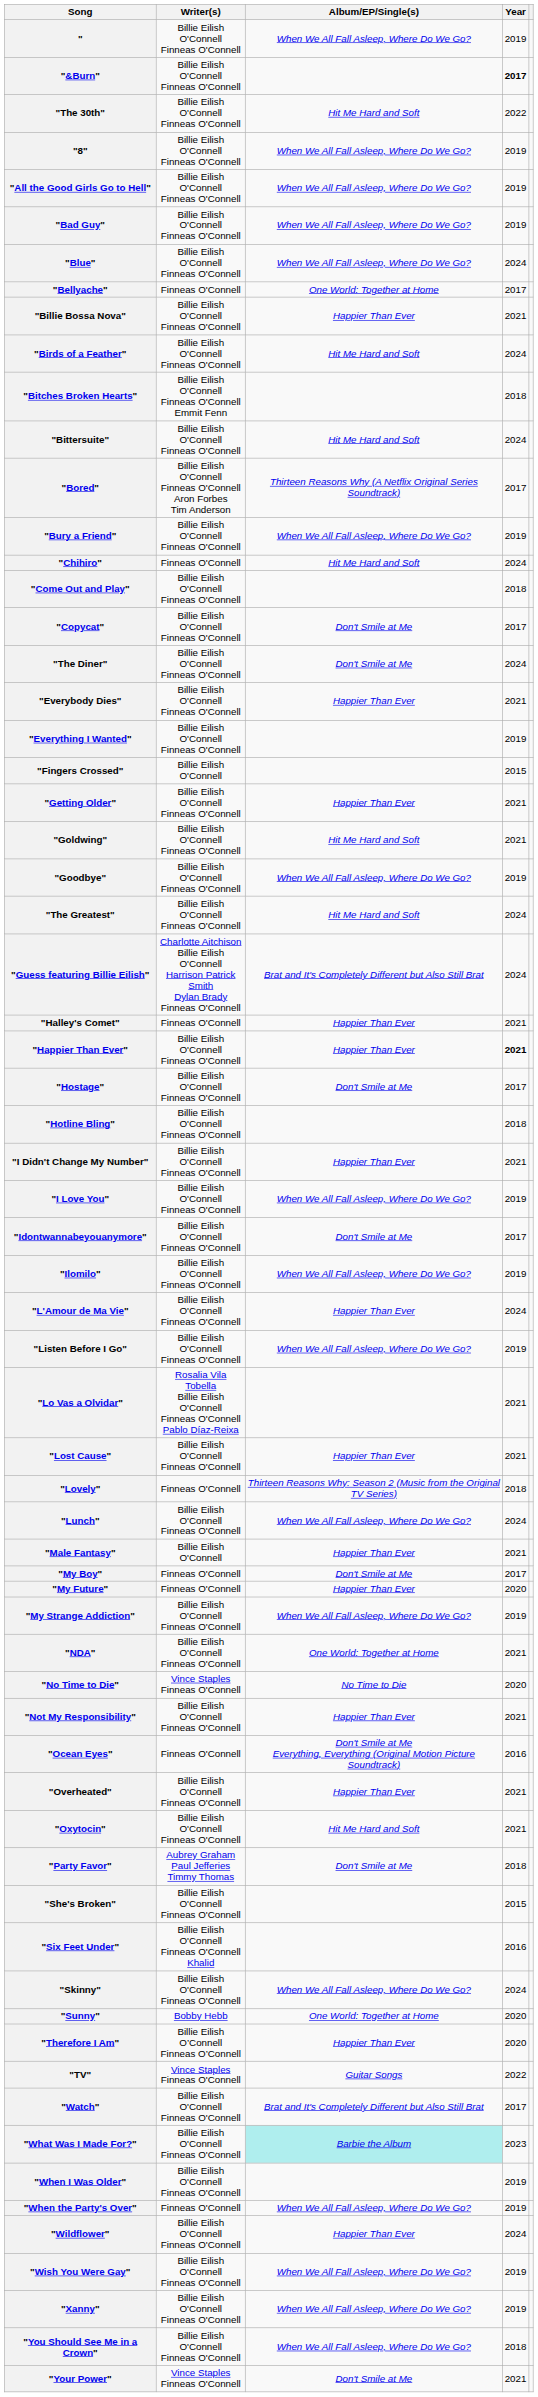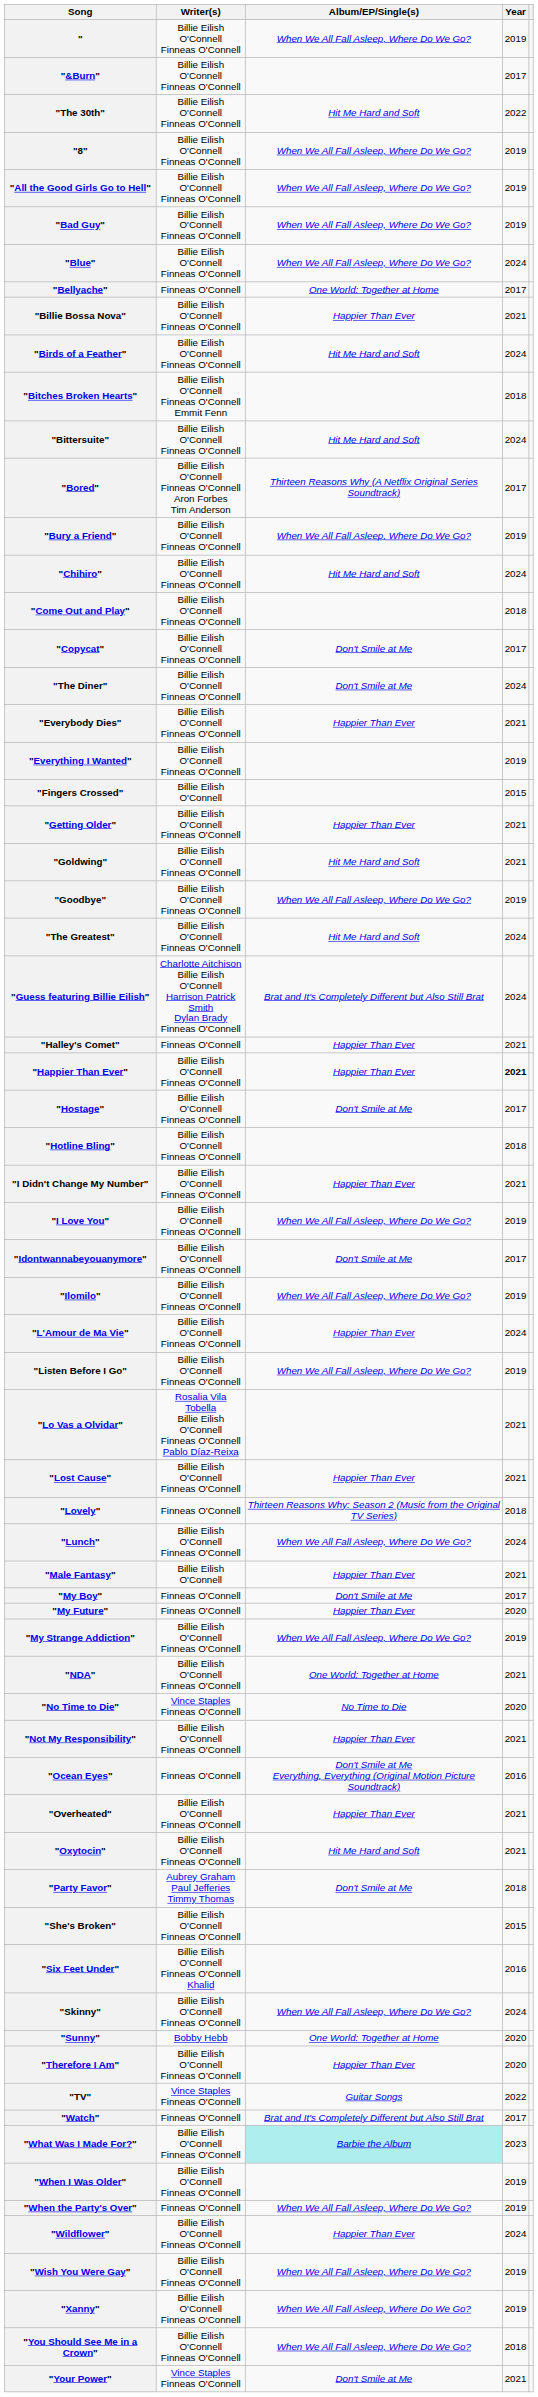(516, 76) bold -> (516, 76) normal
(201, 562) Finneas O'Connell -> (201, 573) Billie Eilish O'Connell Finneas O'Connell
(201, 2106) Billie Eilish O'Connell Finneas O'Connell -> (201, 2117) Finneas O'Connell
